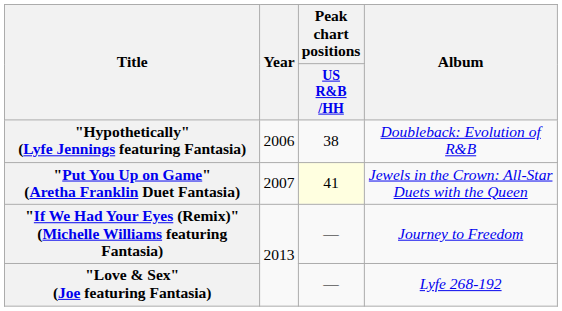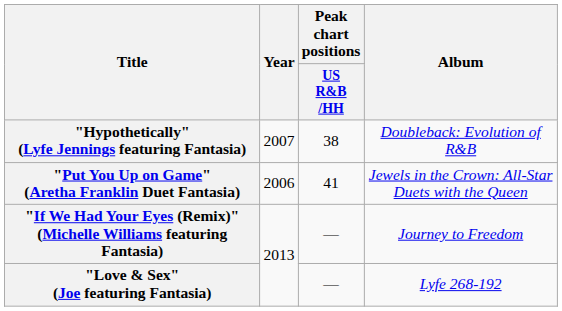(279, 141) 2006 -> (279, 141) 2007
(279, 183) 2007 -> (279, 183) 2006
(331, 183) lightyellow background -> (331, 183) no background
